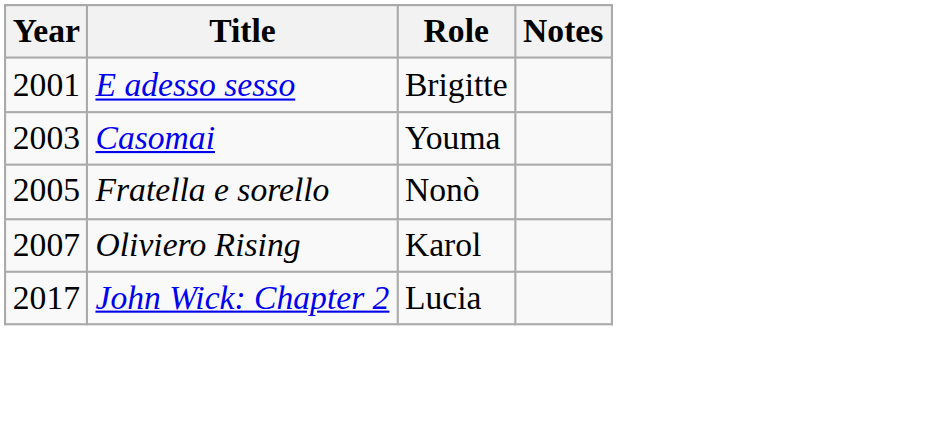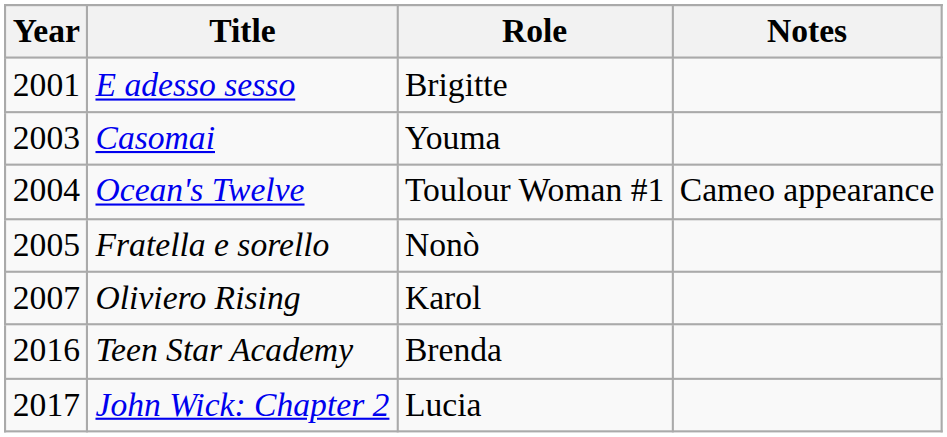+ row: (200, 191)
+ row: (224, 350)
